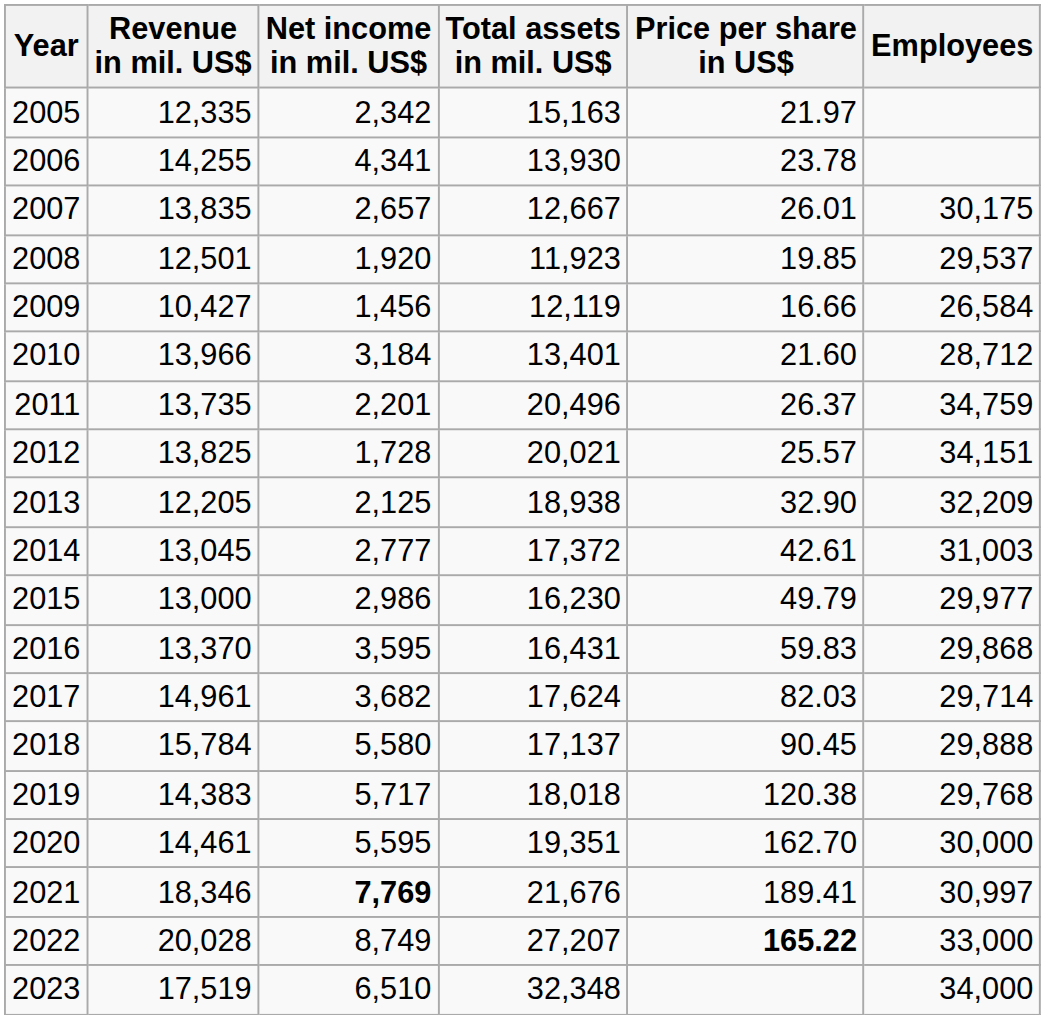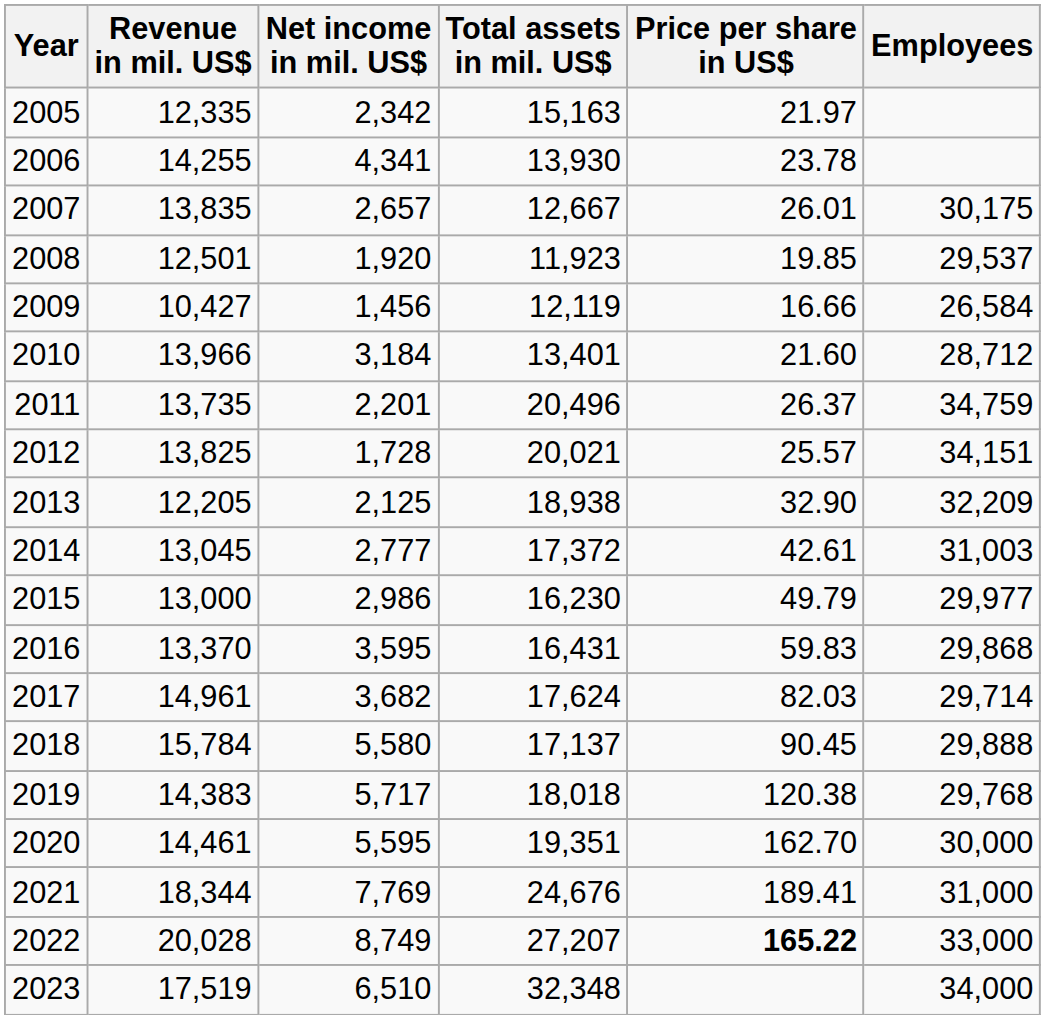(205, 891) 18,346 -> (205, 891) 18,344
(393, 891) bold -> (393, 891) normal
(574, 891) 21,676 -> (574, 891) 24,676
(986, 891) 30,997 -> (986, 891) 31,000
